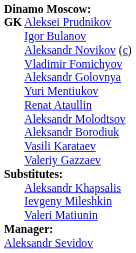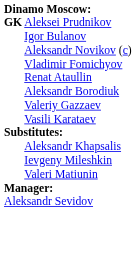- row: (73, 77)
- row: (61, 91)
- row: (75, 119)
rows swapped: (60, 146) <-> (63, 160)
